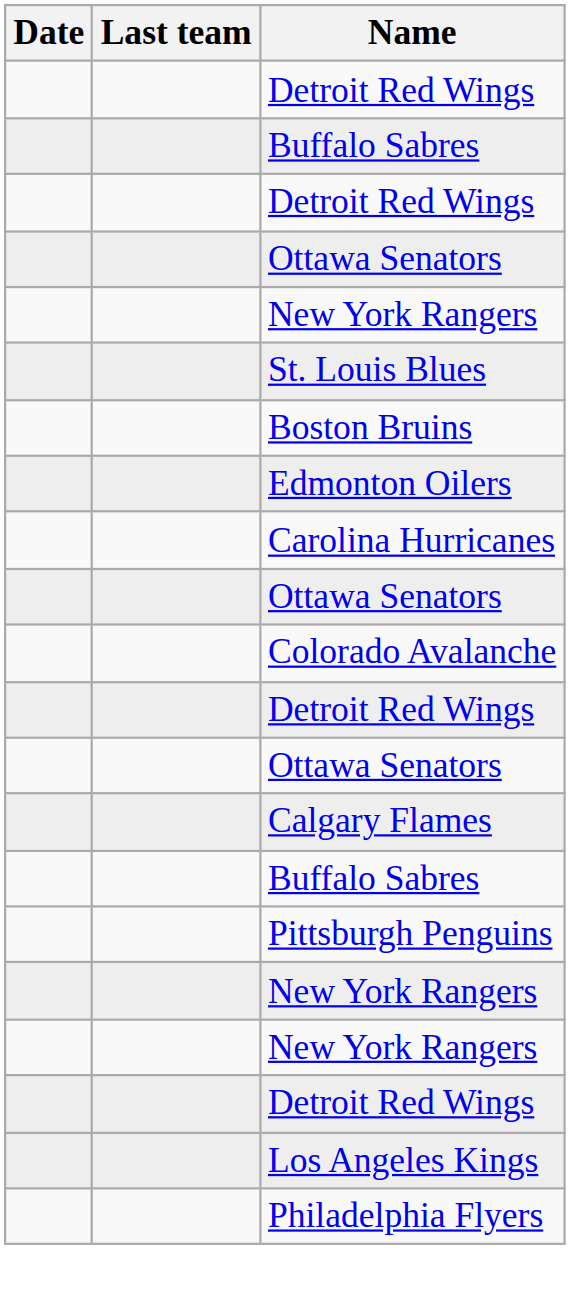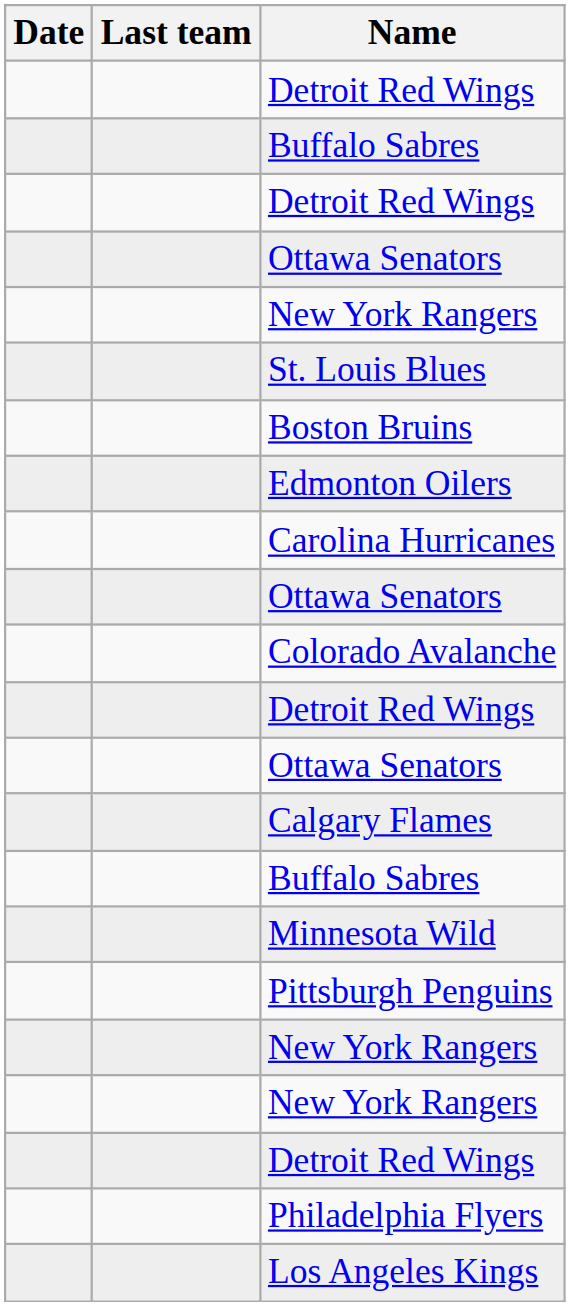+ row: (49, 935)
rows swapped: (49, 1216) <-> (49, 1160)
